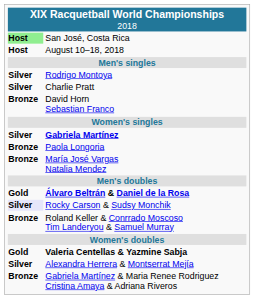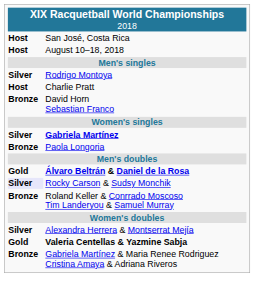(18, 38) lightgreen background -> (18, 38) no background
(20, 87) Silver -> (18, 87) Host
- row: (82, 164)
rows swapped: (116, 252) <-> (119, 264)
